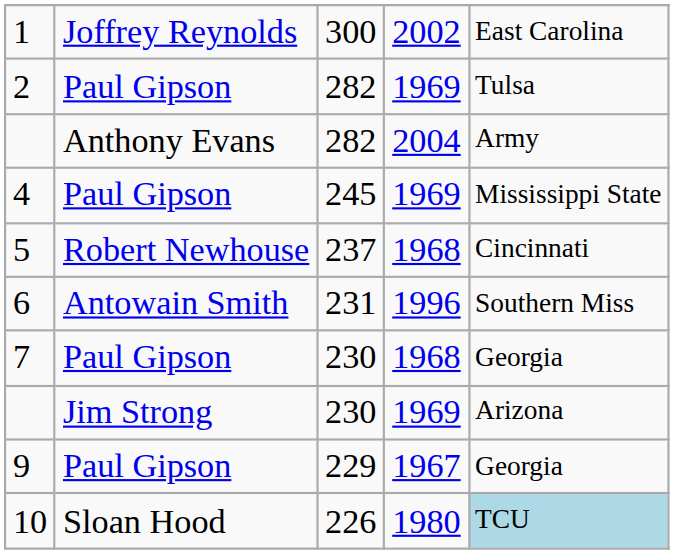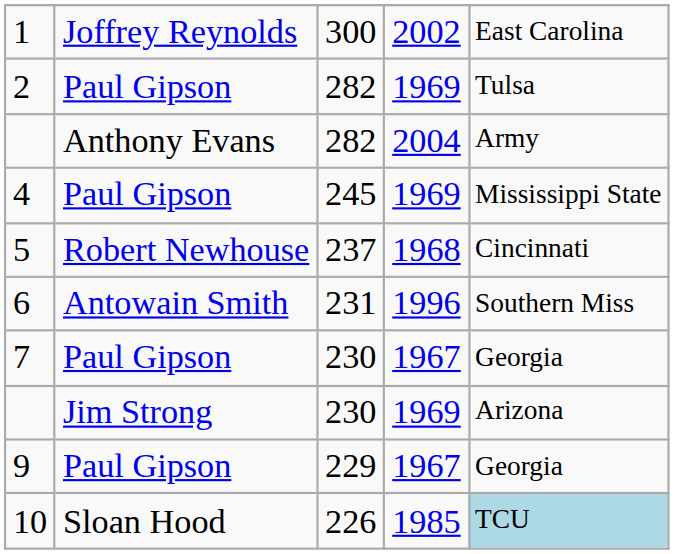(426, 357) 1968 -> (426, 357) 1967
(426, 520) 1980 -> (426, 520) 1985
